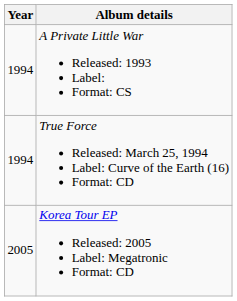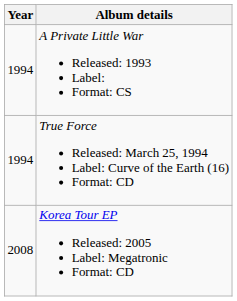(20, 250) 2005 -> (20, 250) 2008
